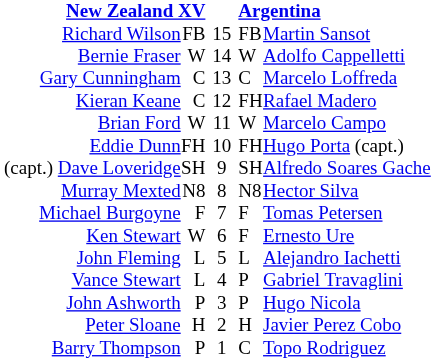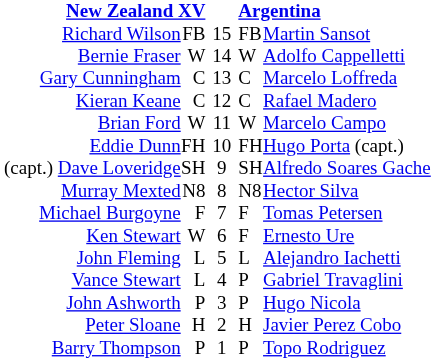(250, 100) FH -> (245, 100) C
(245, 347) C -> (244, 347) P
